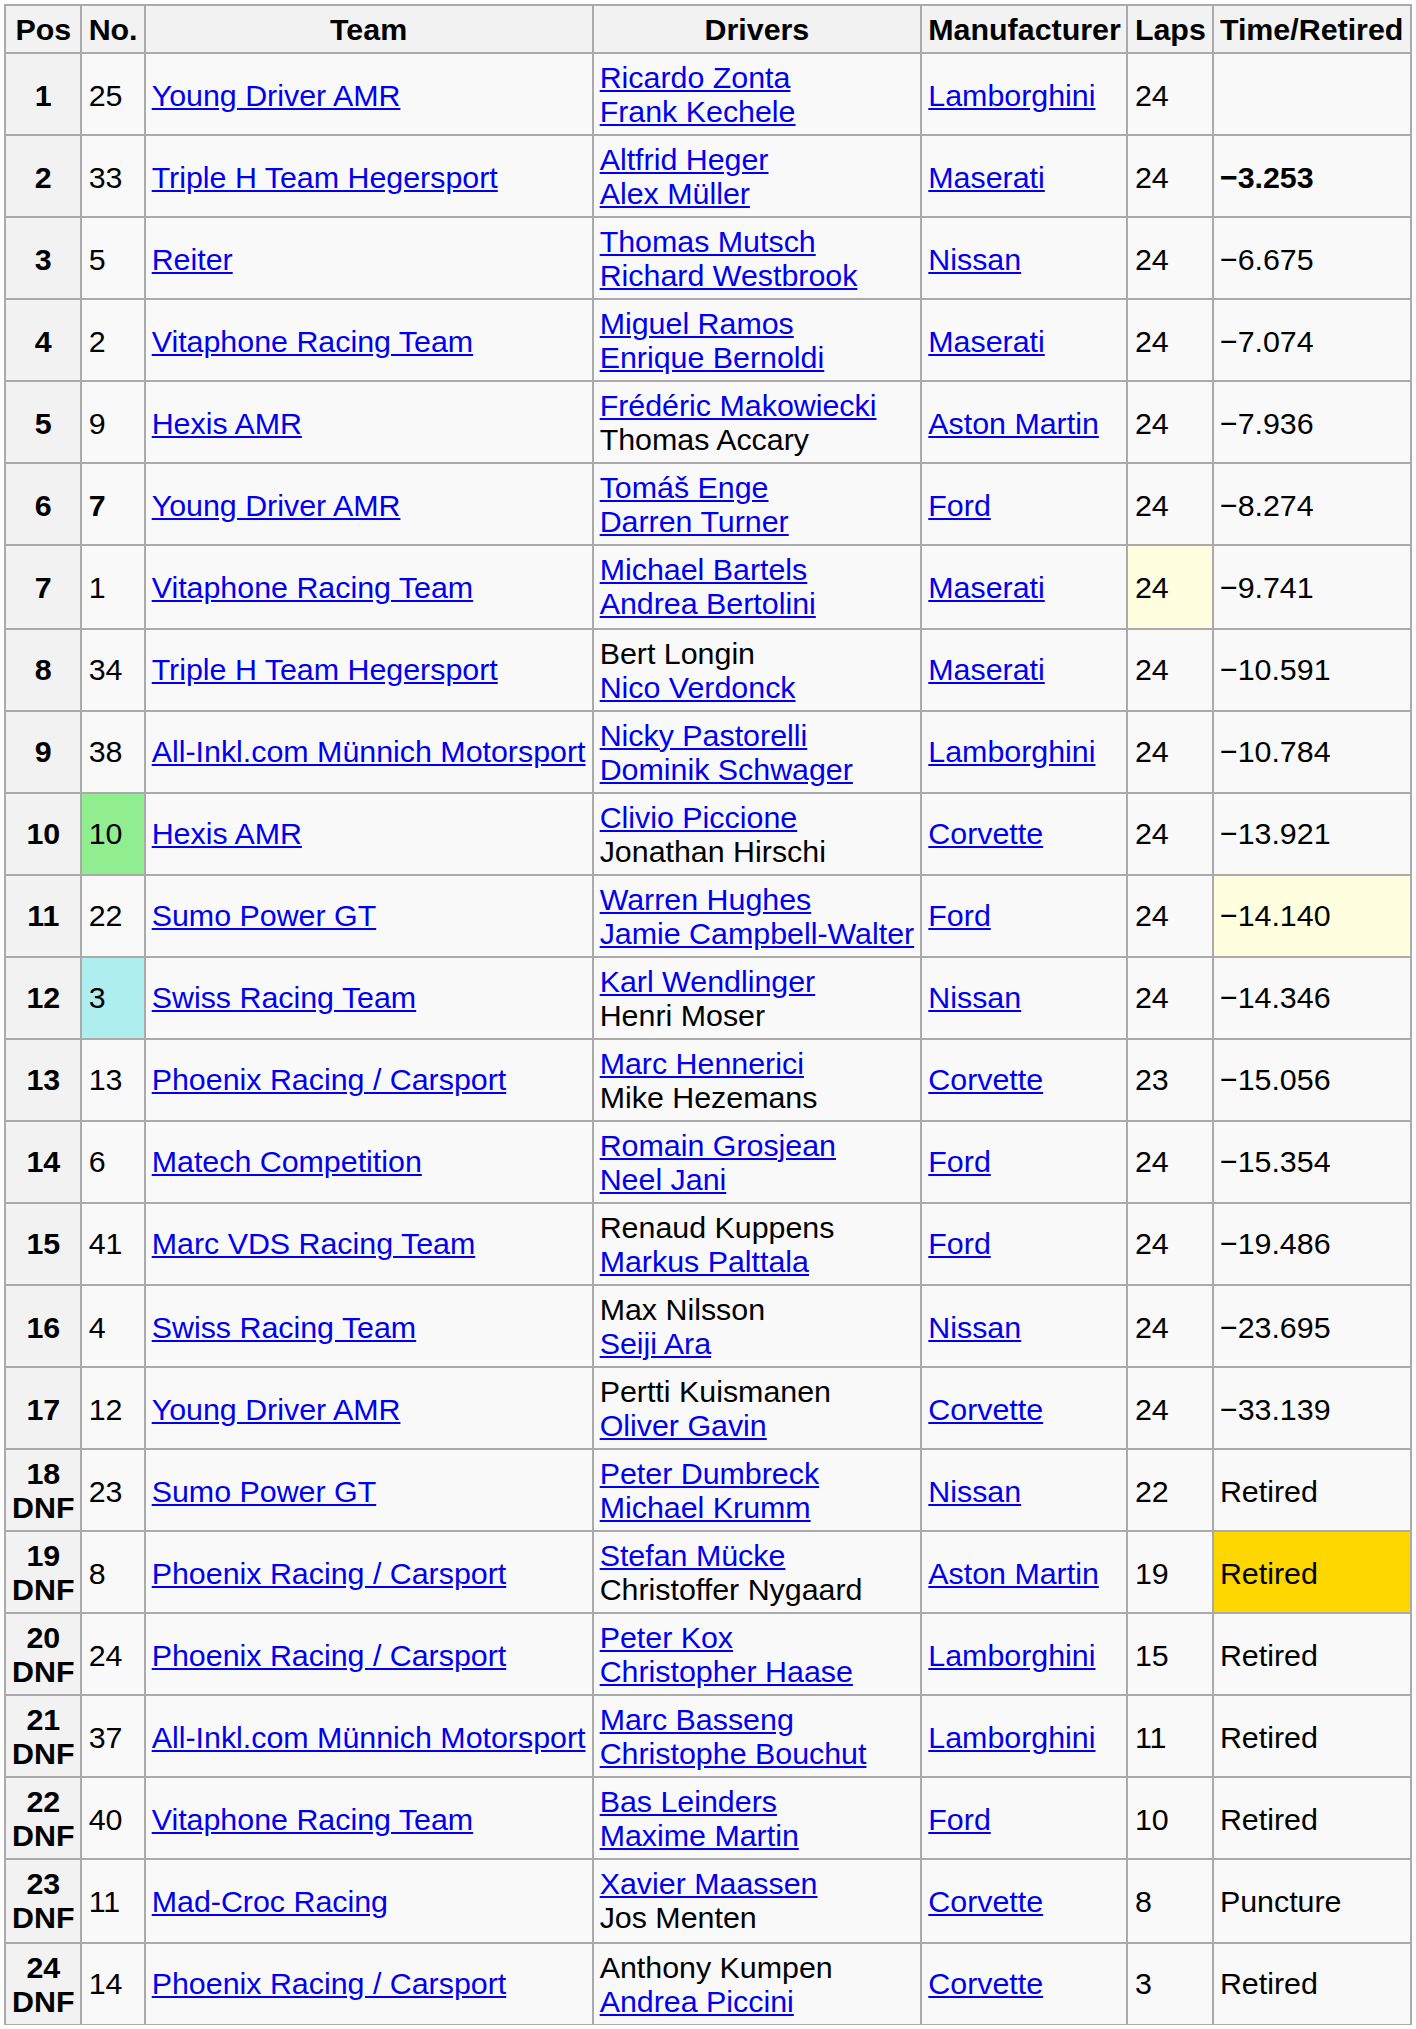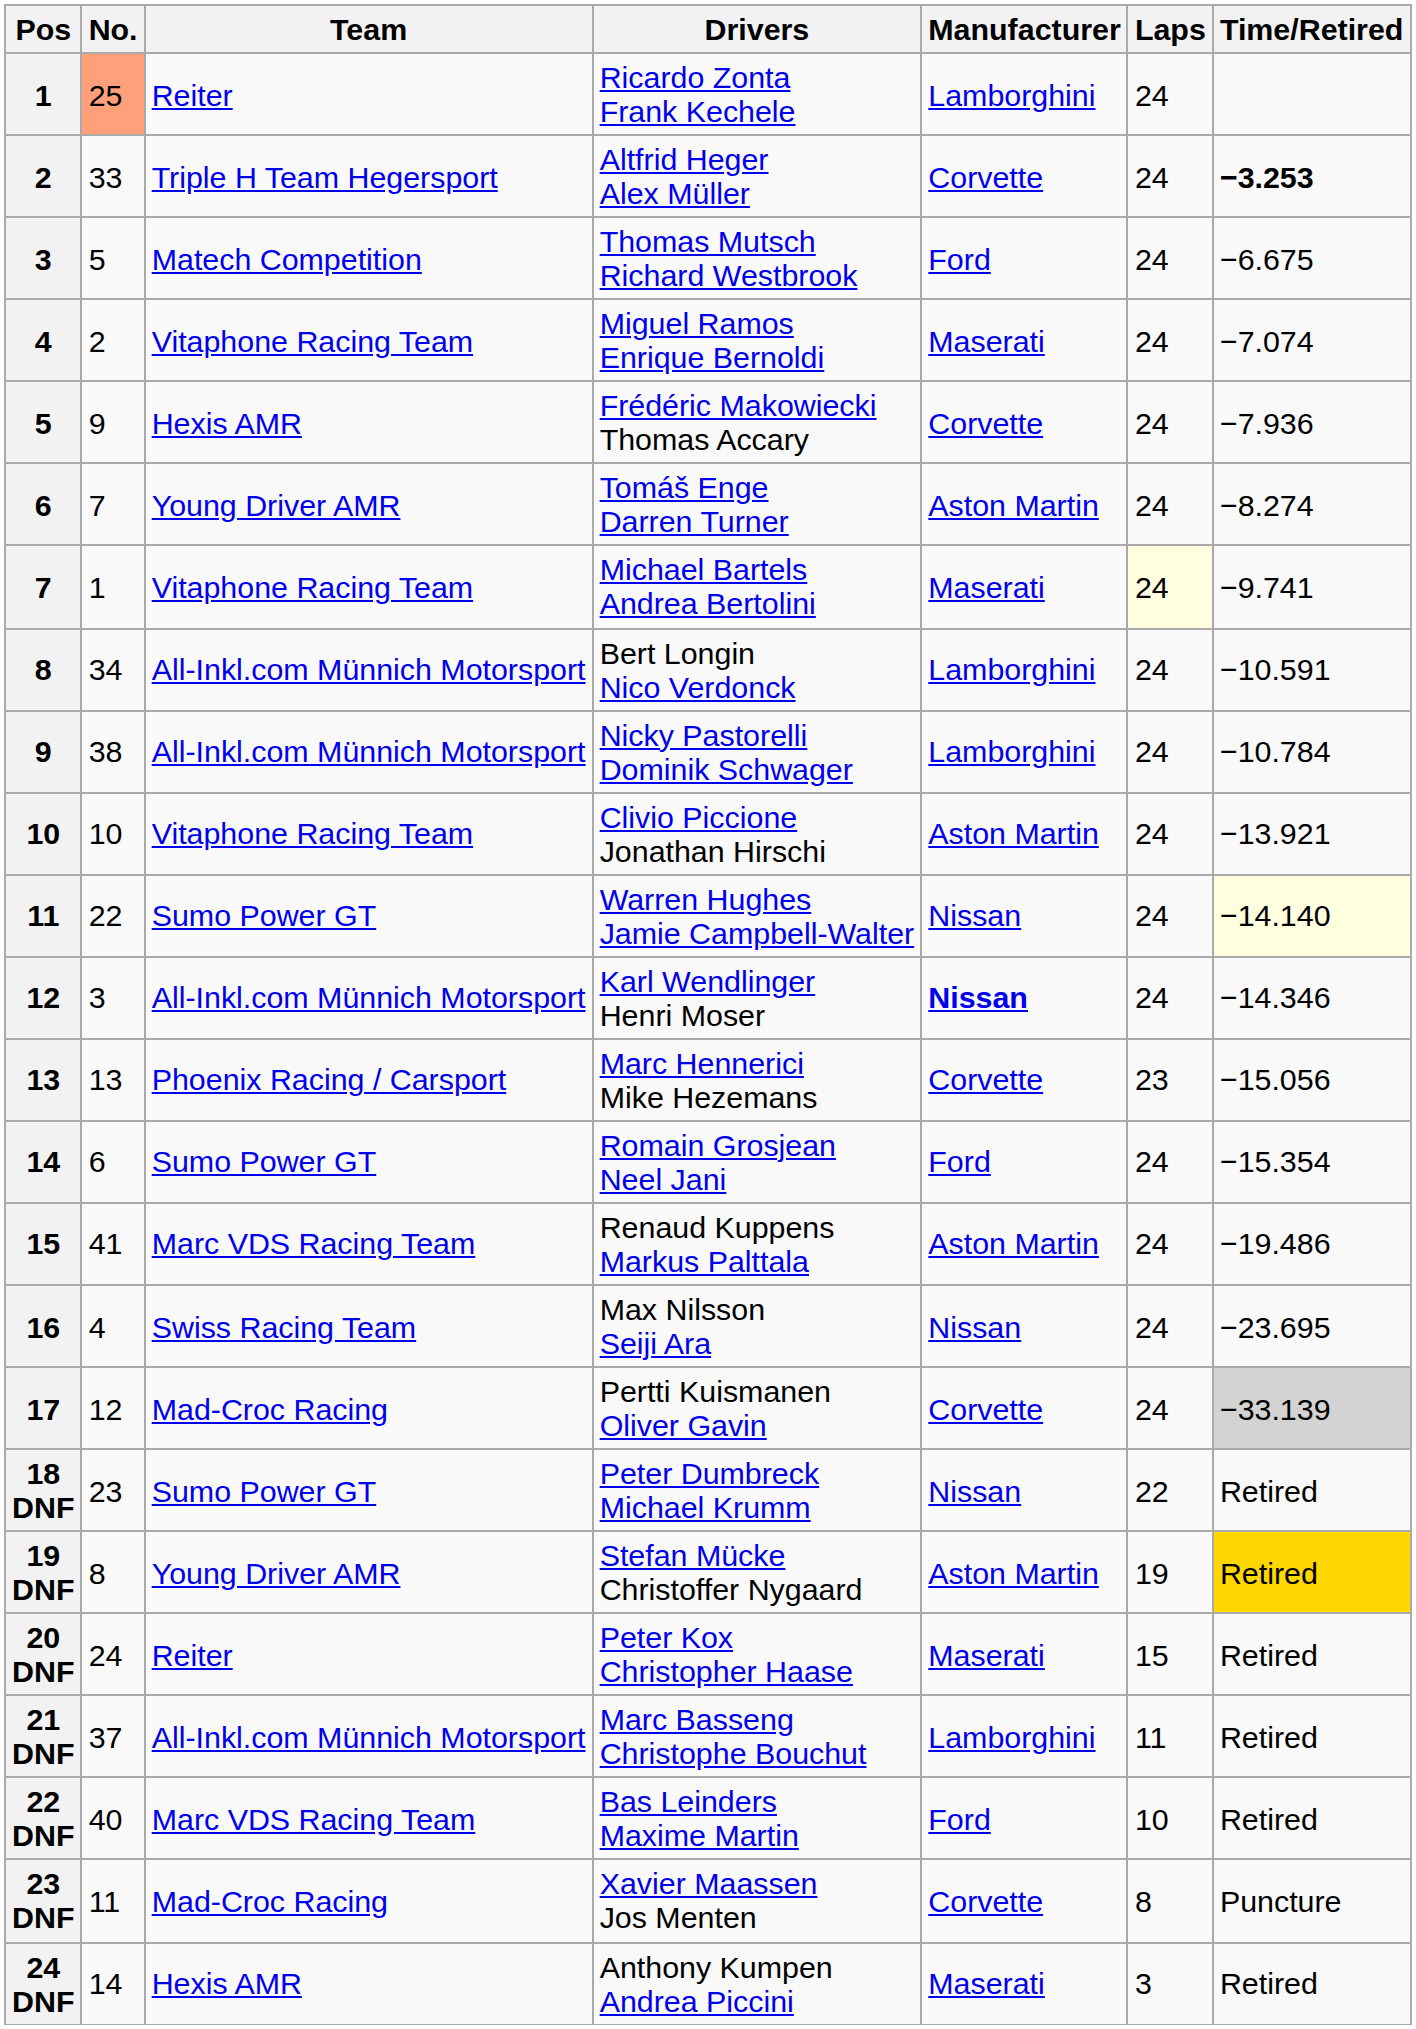(106, 94) no background -> (106, 94) lightsalmon background
(276, 94) Young Driver AMR -> (192, 94) Reiter
(987, 176) Maserati -> (986, 176) Corvette
(192, 259) Reiter -> (287, 259) Matech Competition
(975, 259) Nissan -> (960, 259) Ford
(1014, 423) Aston Martin -> (986, 423) Corvette
(97, 505) bold -> (97, 505) normal
(960, 505) Ford -> (1014, 505) Aston Martin
(325, 669) Triple H Team Hegersport -> (369, 669) All-Inkl.com Münnich Motorsport
(987, 669) Maserati -> (1012, 669) Lamborghini
(106, 834) lightgreen background -> (106, 834) no background
(227, 834) Hexis AMR -> (312, 834) Vitaphone Racing Team
(986, 834) Corvette -> (1014, 834) Aston Martin
(960, 916) Ford -> (975, 916) Nissan
(97, 998) paleturquoise background -> (97, 998) no background
(284, 998) Swiss Racing Team -> (369, 998) All-Inkl.com Münnich Motorsport
(975, 998) normal -> (978, 998) bold
(287, 1162) Matech Competition -> (264, 1162) Sumo Power GT
(960, 1244) Ford -> (1014, 1244) Aston Martin
(276, 1408) Young Driver AMR -> (270, 1408) Mad-Croc Racing
(1275, 1408) no background -> (1275, 1408) lightgrey background
(329, 1573) Phoenix Racing / Carsport -> (276, 1573) Young Driver AMR
(329, 1655) Phoenix Racing / Carsport -> (192, 1655) Reiter
(1012, 1655) Lamborghini -> (987, 1655) Maserati
(312, 1819) Vitaphone Racing Team -> (313, 1819) Marc VDS Racing Team
(329, 1983) Phoenix Racing / Carsport -> (227, 1983) Hexis AMR
(986, 1983) Corvette -> (987, 1983) Maserati
